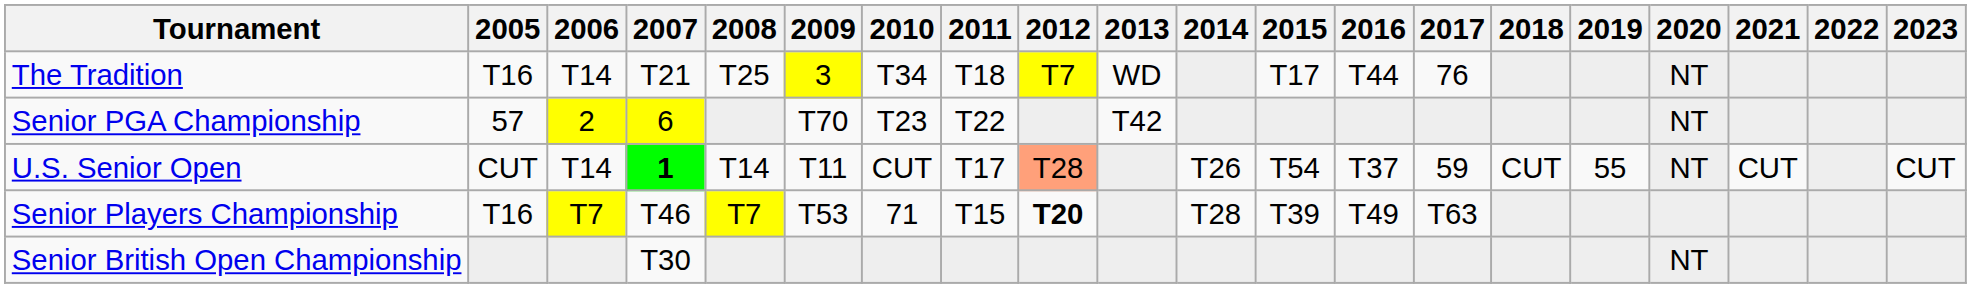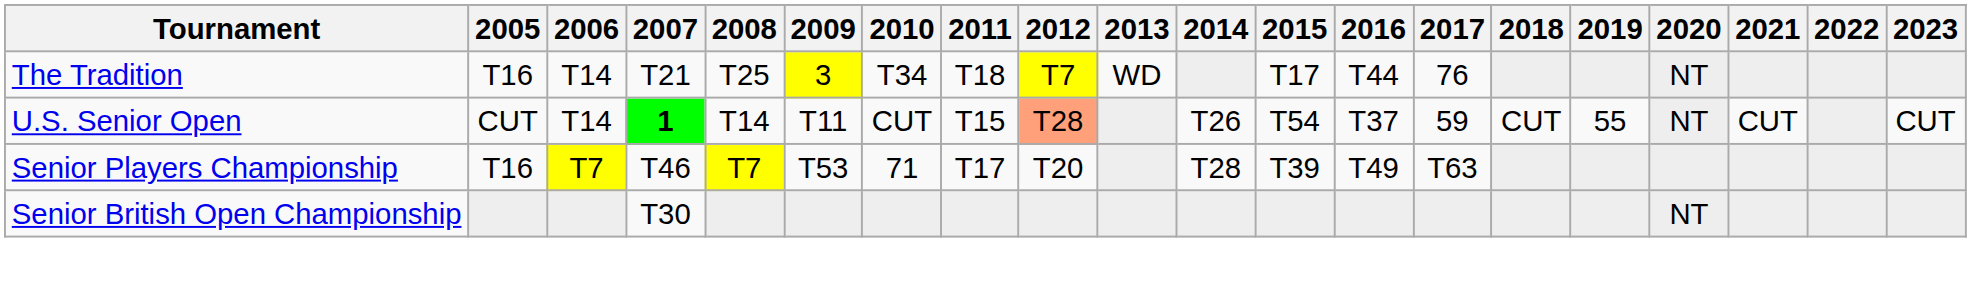- row: (186, 121)
(980, 168) T17 -> (980, 121) T15
(980, 214) T15 -> (980, 168) T17
(1058, 214) bold -> (1058, 168) normal
